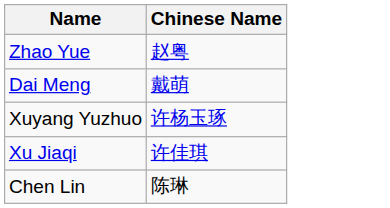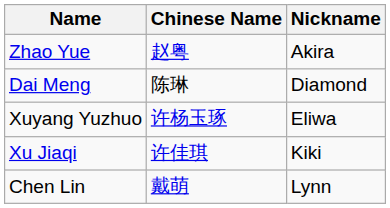+ column: (336, 19)
(170, 84) 戴萌 -> (170, 84) 陈琳
(170, 186) 陈琳 -> (170, 186) 戴萌
